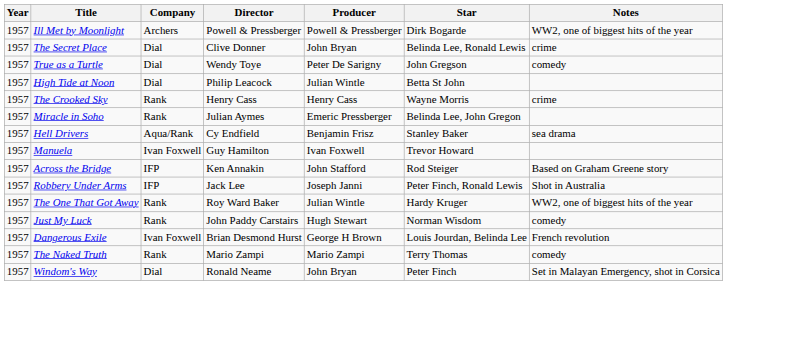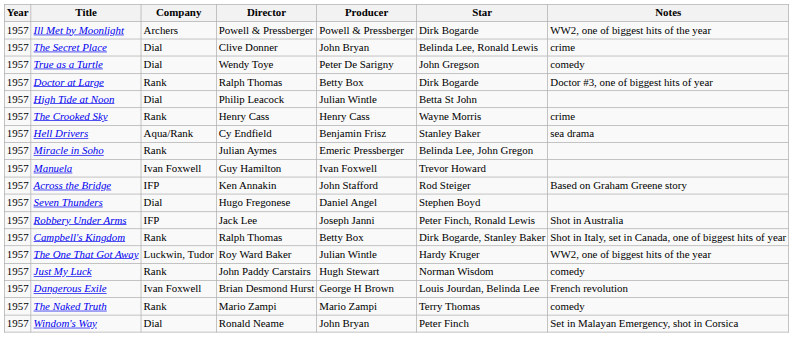+ row: (69, 82)
rows swapped: (69, 116) <-> (61, 133)
+ row: (68, 202)
+ row: (79, 237)
(155, 202) Rank -> (179, 254) Luckwin, Tudor
